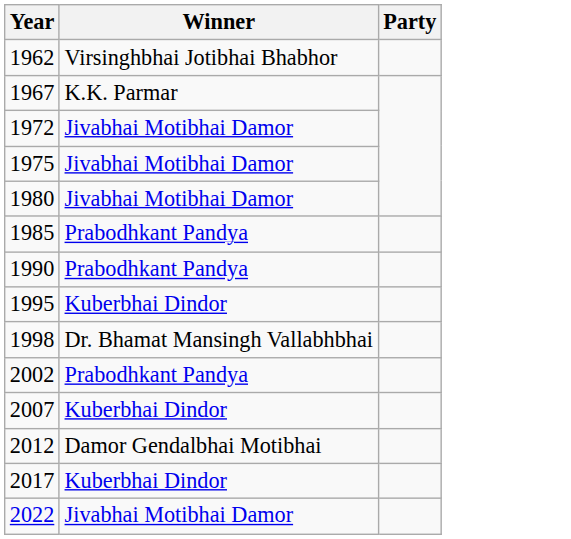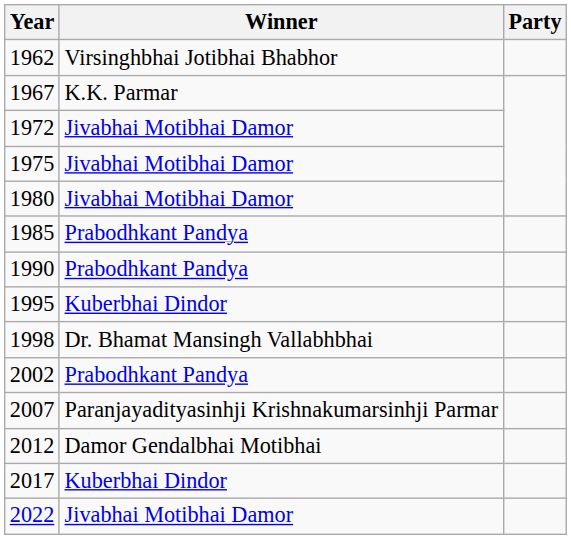(146, 410) Kuberbhai Dindor -> (281, 410) Paranjayadityasinhji Krishnakumarsinhji Parmar
